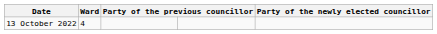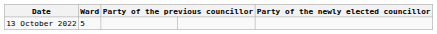(83, 23) 4 -> (83, 23) 5
